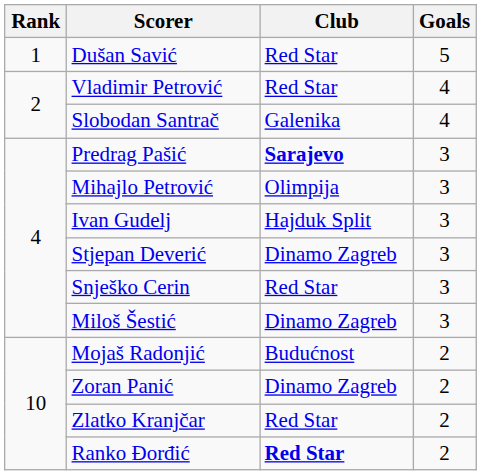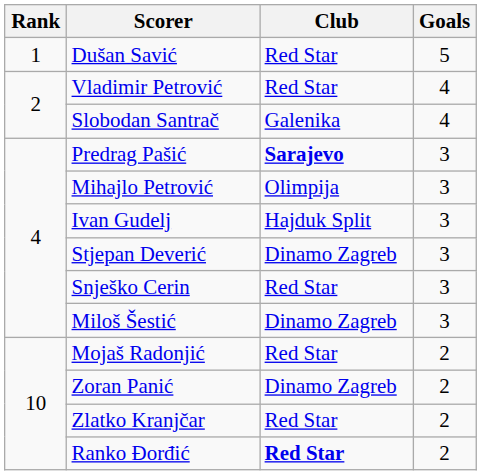(309, 353) Budućnost -> (301, 353) Red Star
